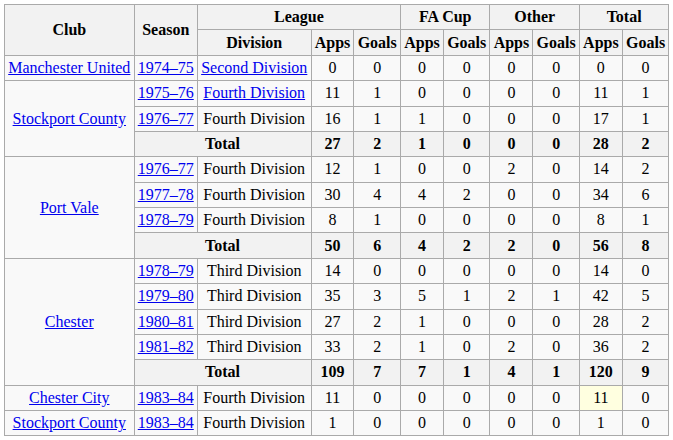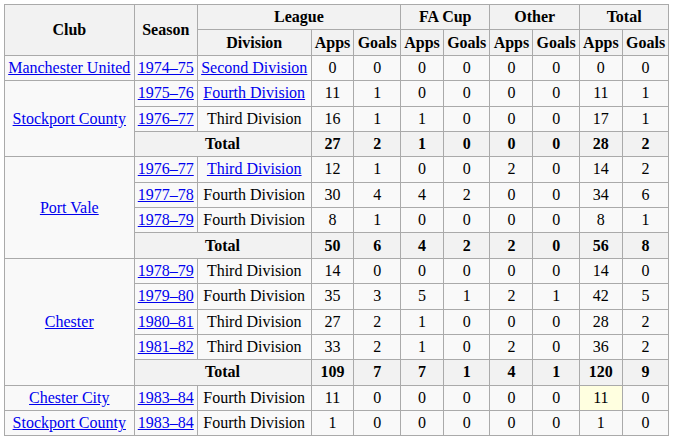(254, 118) Fourth Division -> (254, 118) Third Division
(254, 169) Fourth Division -> (254, 169) Third Division
(254, 296) Third Division -> (254, 296) Fourth Division
